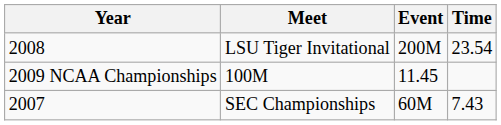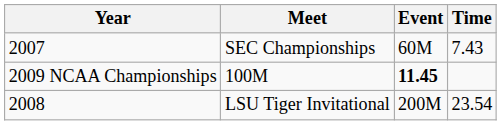rows swapped: (300, 104) <-> (307, 47)
(418, 76) normal -> (418, 76) bold
